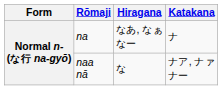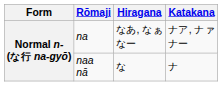(173, 36) ナ -> (192, 36) ナア, ナァ ナー
(192, 68) ナア, ナァ ナー -> (173, 66) ナ
